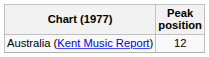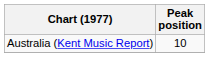(180, 43) 12 -> (180, 43) 10
